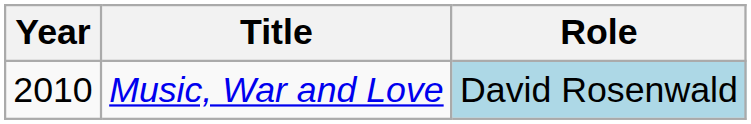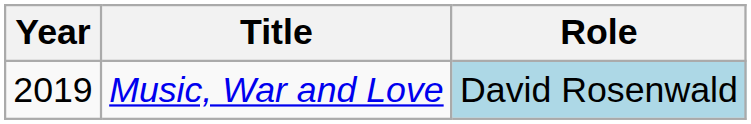(53, 89) 2010 -> (53, 89) 2019
